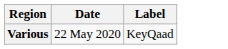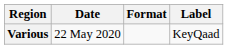+ column: (147, 14)
